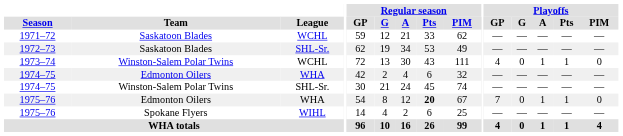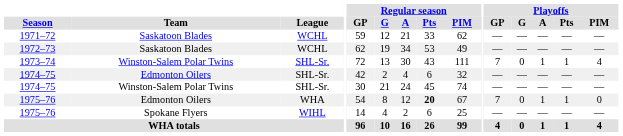(312, 48) SHL-Sr. -> (312, 48) WCHL
(312, 61) WCHL -> (312, 61) SHL-Sr.
(497, 61) 4 -> (497, 61) 7
(599, 61) 0 -> (599, 61) 4
(312, 74) WHA -> (312, 74) SHL-Sr.
